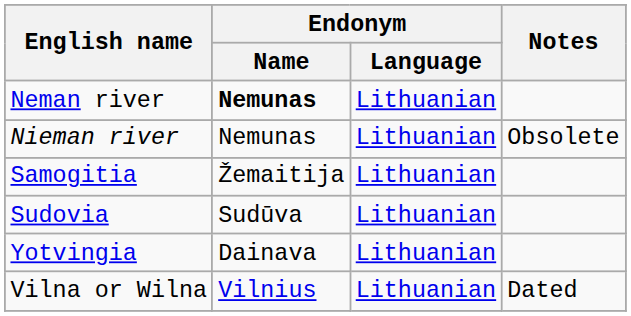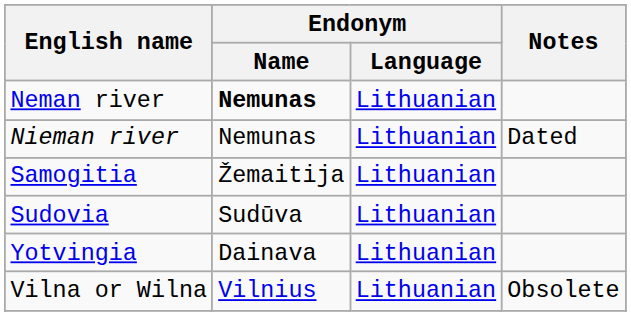(563, 138) Obsolete -> (542, 138) Dated
(542, 291) Dated -> (563, 291) Obsolete
